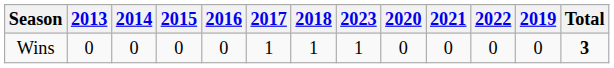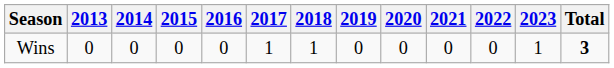columns swapped: (538, 18) <-> (358, 18)
